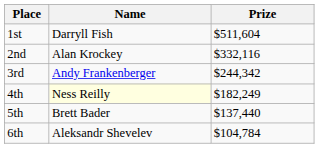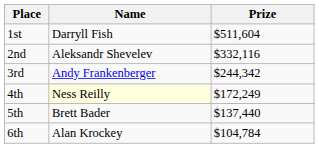(87, 53) Alan Krockey -> (102, 53) Aleksandr Shevelev
(237, 93) $182,249 -> (237, 93) $172,249
(102, 133) Aleksandr Shevelev -> (87, 133) Alan Krockey
